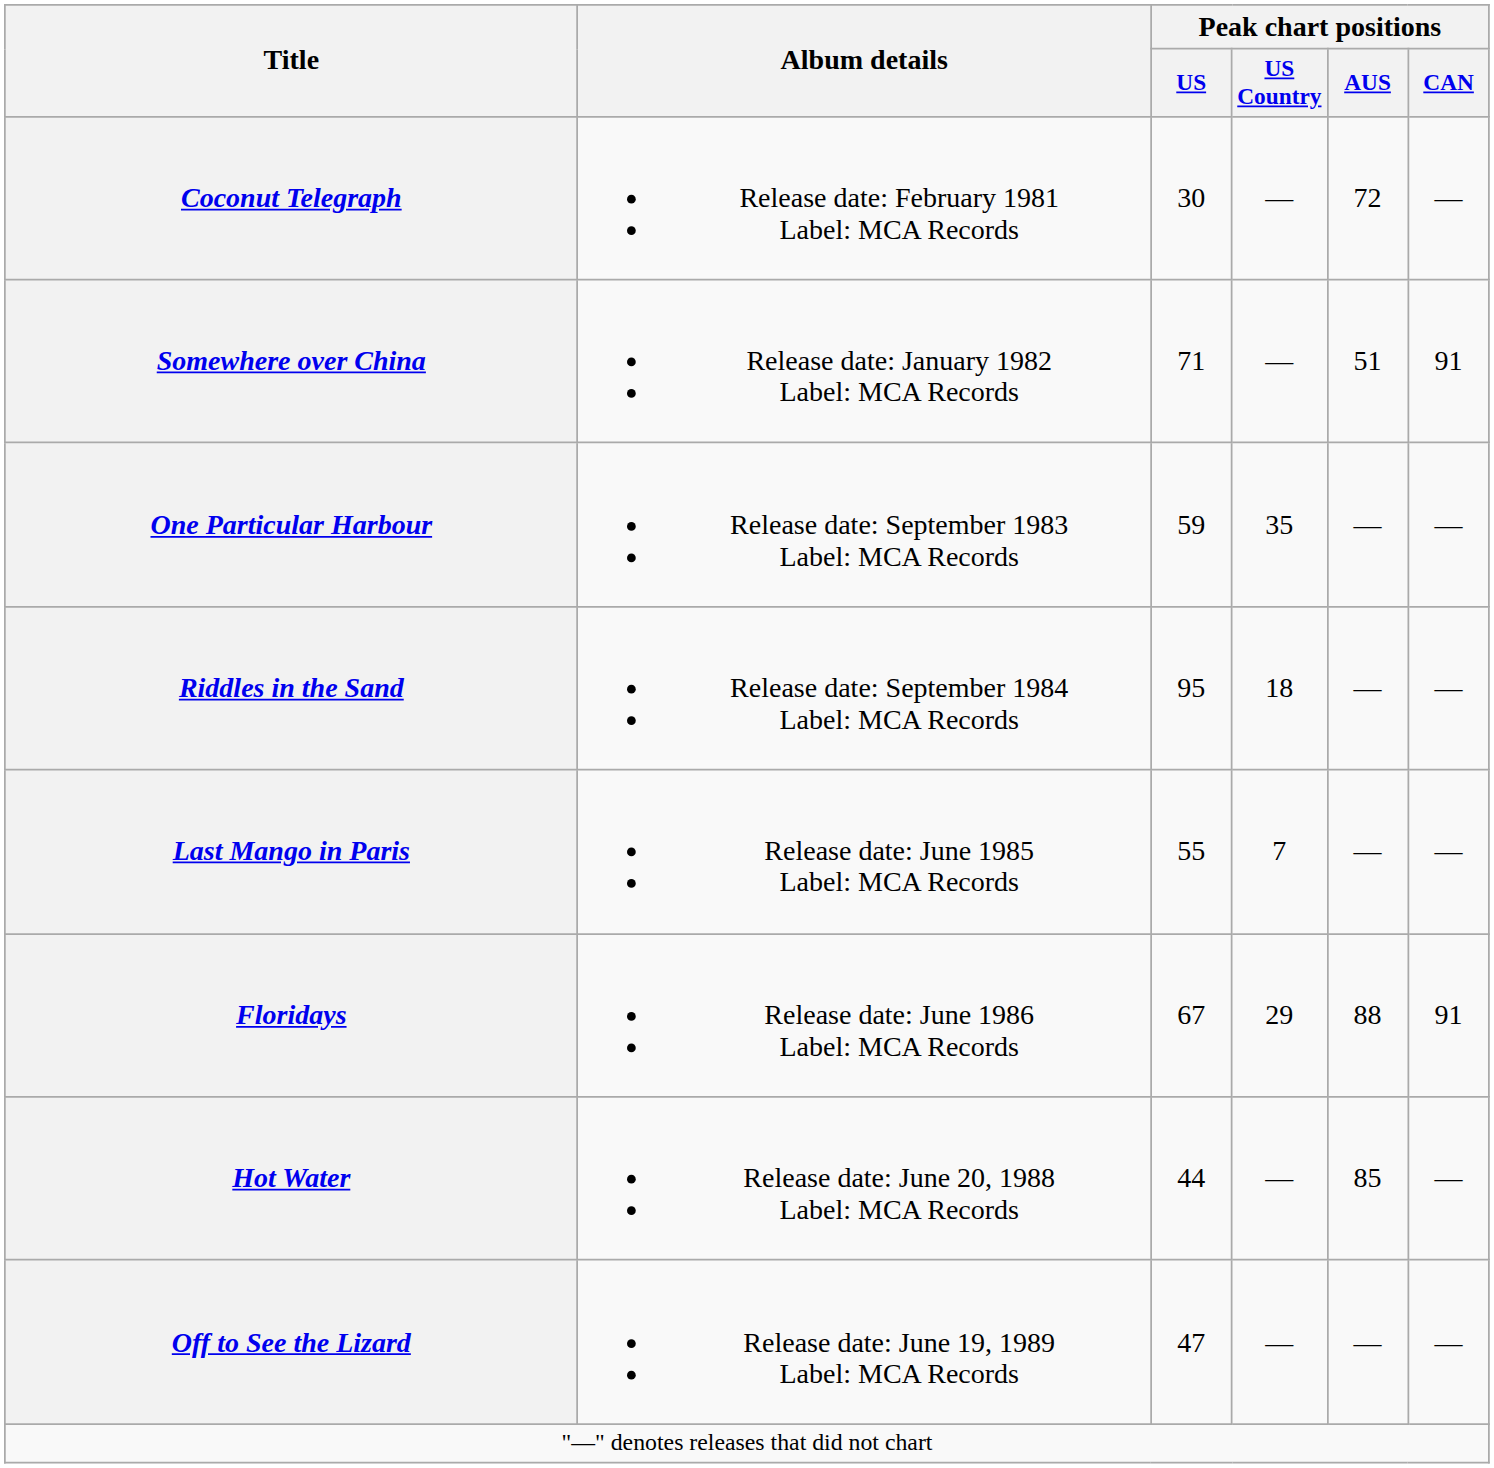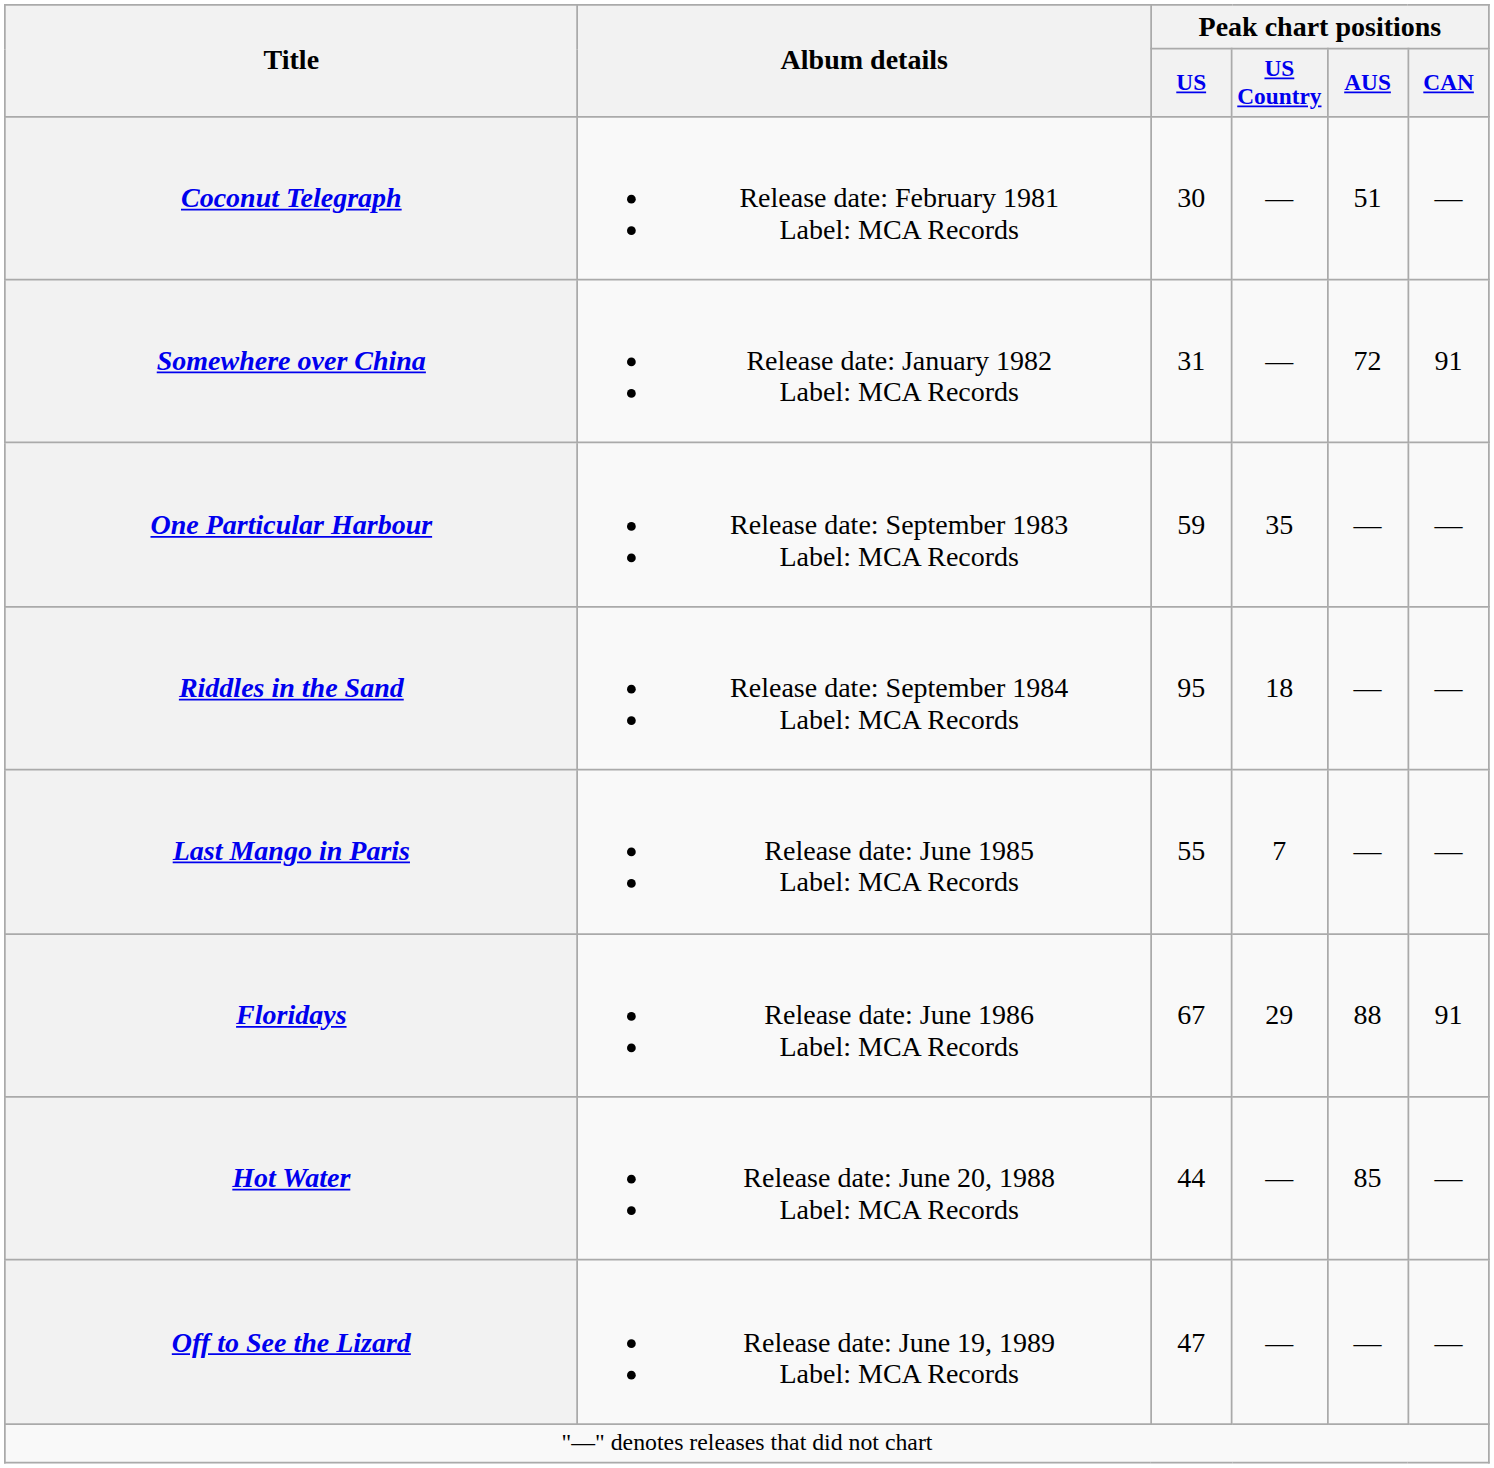(1368, 197) 72 -> (1368, 197) 51
(1191, 361) 71 -> (1191, 361) 31
(1368, 361) 51 -> (1368, 361) 72
